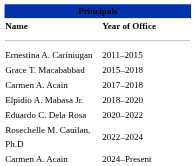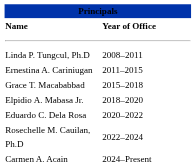+ row: (122, 54)
- row: (123, 85)
